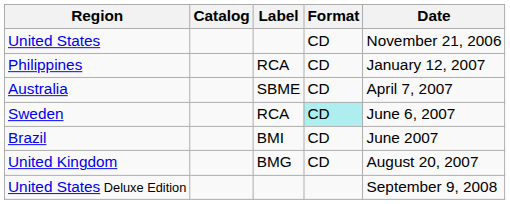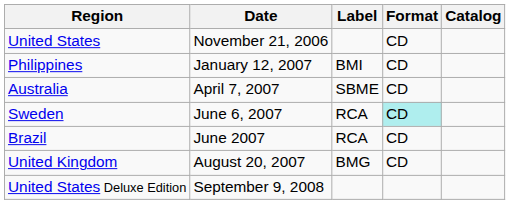columns swapped: (434, 16) <-> (222, 16)
(273, 65) RCA -> (349, 65) BMI
(270, 138) BMI -> (352, 138) RCA
